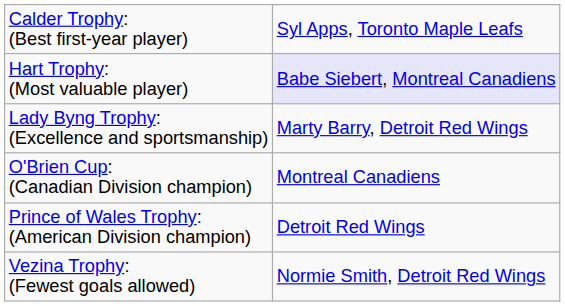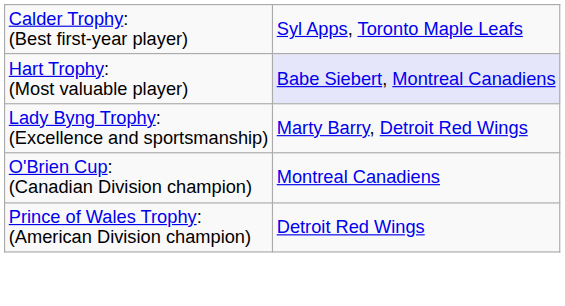- row: (102, 276)
